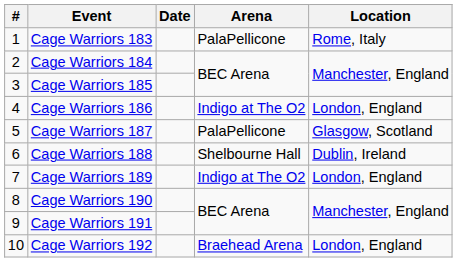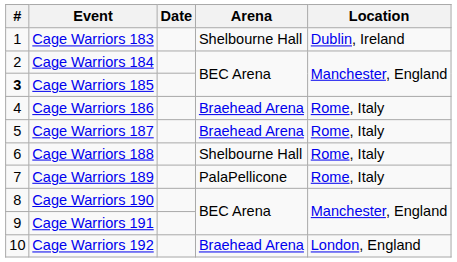(241, 39) PalaPellicone -> (251, 39) Shelbourne Hall
(349, 39) Rome, Italy -> (358, 39) Dublin, Ireland
(16, 85) normal -> (17, 85) bold
(251, 108) Indigo at The O2 -> (251, 108) Braehead Arena
(367, 108) London, England -> (348, 108) Rome, Italy
(241, 131) PalaPellicone -> (251, 131) Braehead Arena
(372, 131) Glasgow, Scotland -> (348, 131) Rome, Italy
(359, 154) Dublin, Ireland -> (348, 154) Rome, Italy
(251, 177) Indigo at The O2 -> (243, 177) PalaPellicone
(367, 177) London, England -> (348, 177) Rome, Italy
